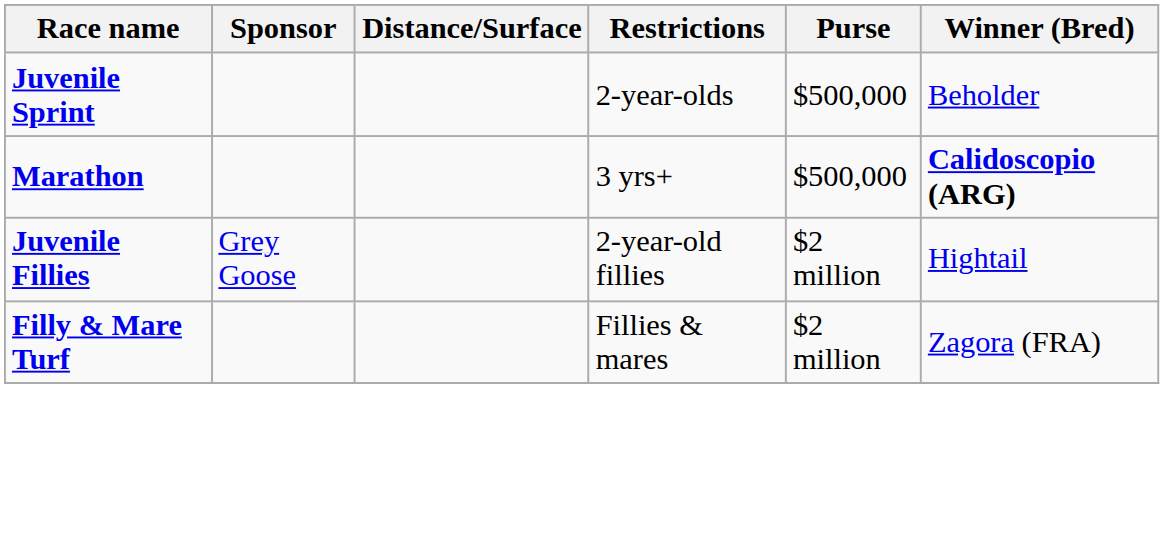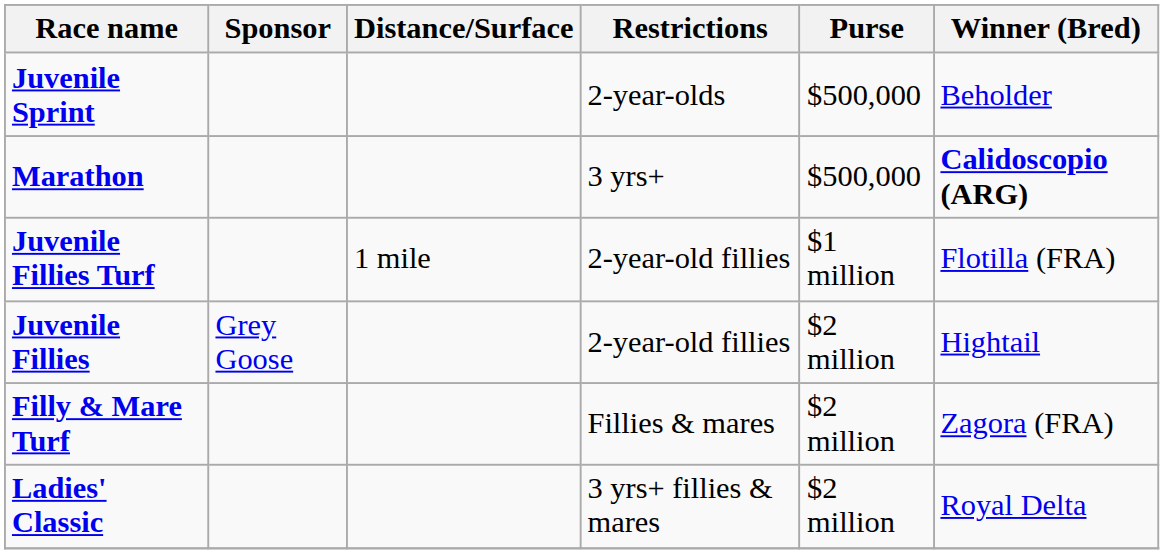+ row: (83, 258)
+ row: (59, 505)
